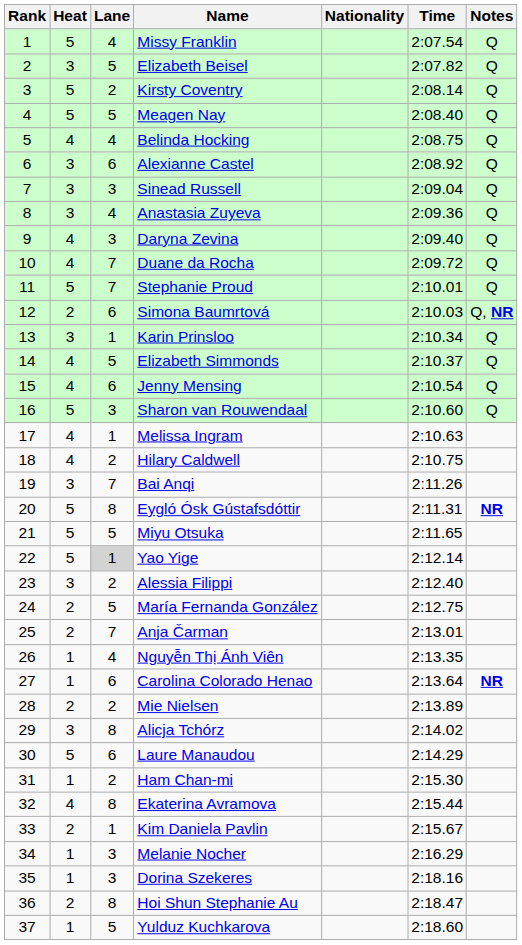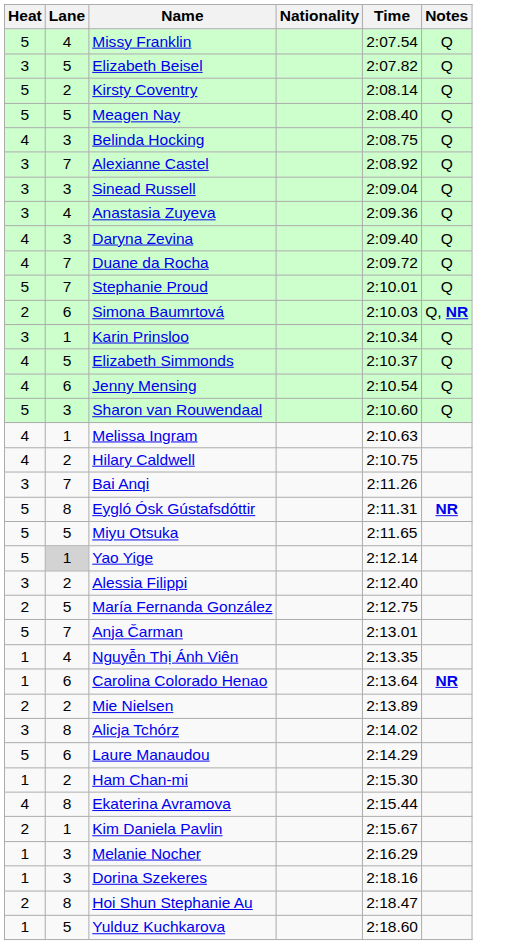- column: (27, 16)
(112, 139) 4 -> (67, 139) 3
(112, 164) 6 -> (67, 164) 7
(70, 632) 2 -> (25, 632) 5
